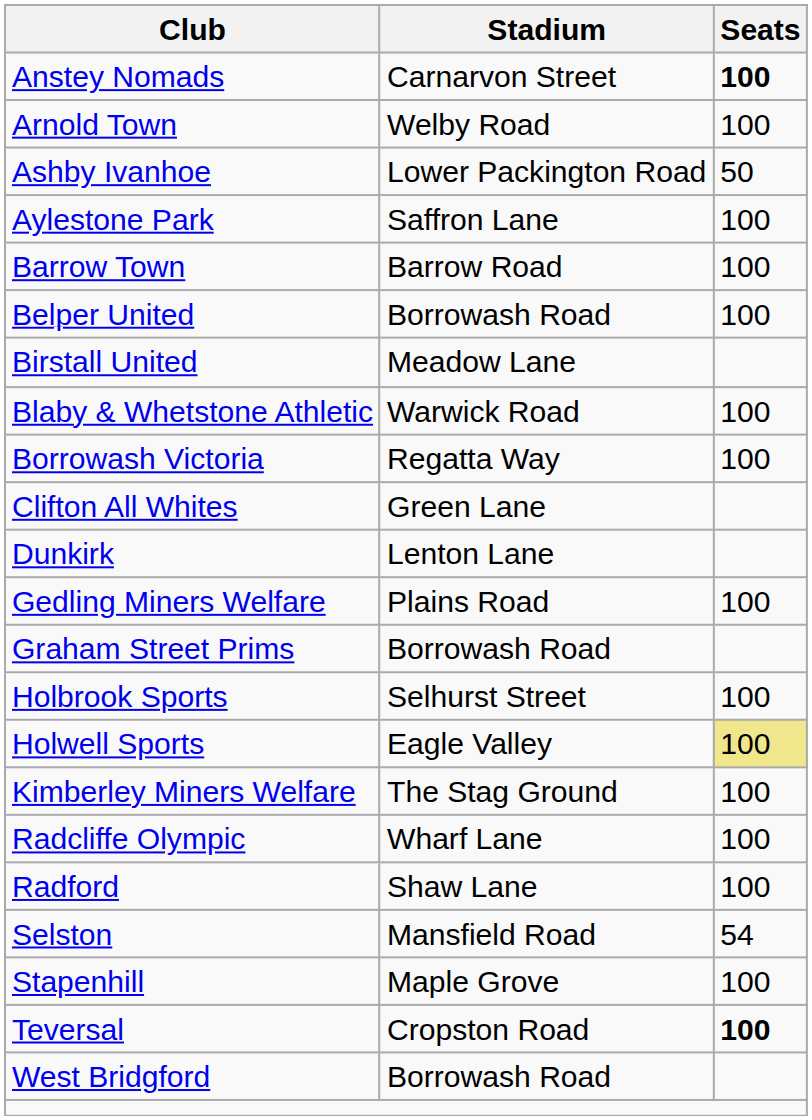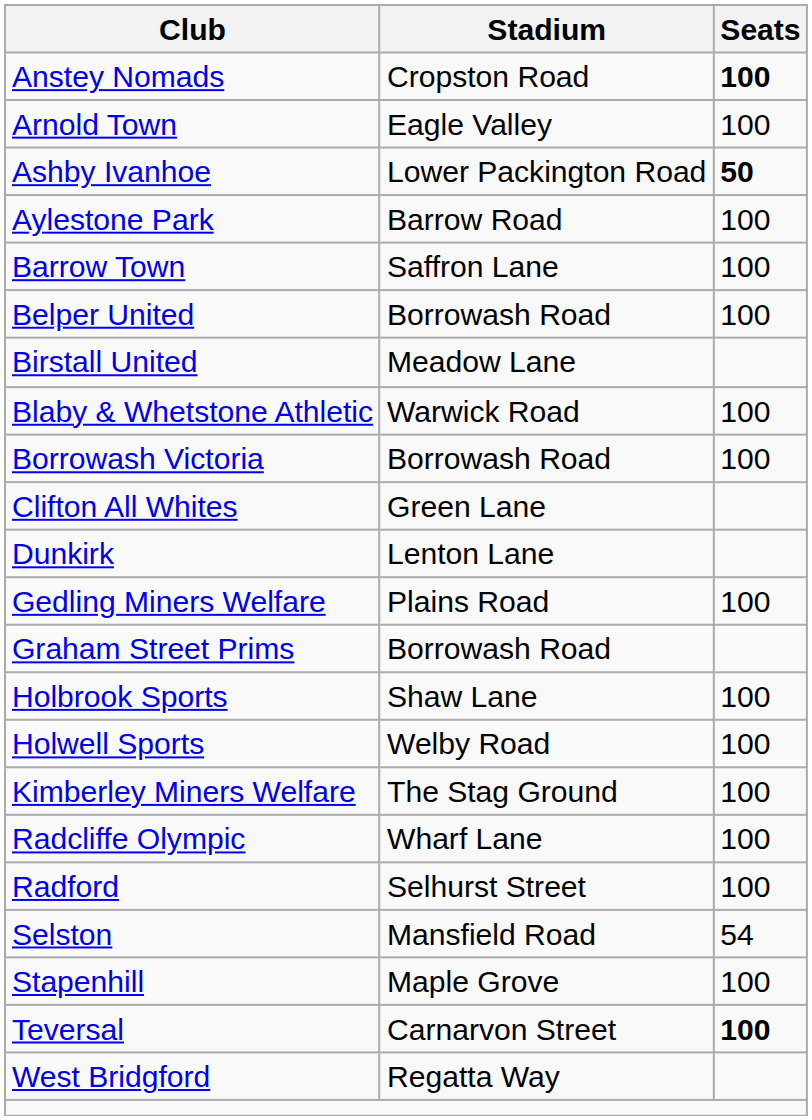(502, 77) Carnarvon Street -> (488, 77) Cropston Road
(469, 124) Welby Road -> (470, 124) Eagle Valley
(737, 172) normal -> (737, 172) bold
(473, 220) Saffron Lane -> (475, 220) Barrow Road
(475, 267) Barrow Road -> (473, 267) Saffron Lane
(473, 458) Regatta Way -> (499, 458) Borrowash Road
(487, 696) Selhurst Street -> (462, 696) Shaw Lane
(470, 744) Eagle Valley -> (469, 744) Welby Road
(745, 744) khaki background -> (745, 744) no background
(462, 887) Shaw Lane -> (487, 887) Selhurst Street
(488, 1030) Cropston Road -> (502, 1030) Carnarvon Street
(499, 1077) Borrowash Road -> (473, 1077) Regatta Way
